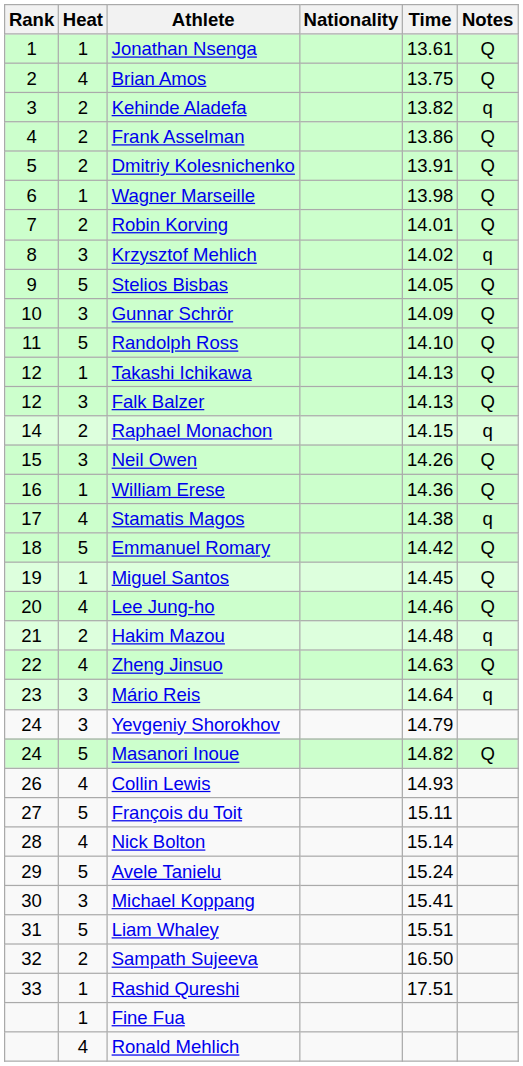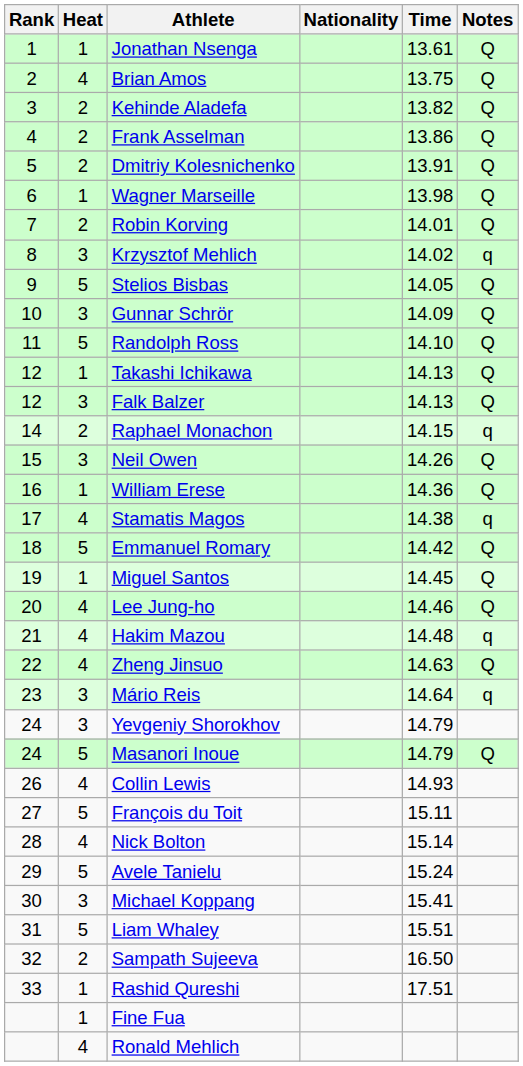(488, 108) q -> (488, 108) Q
(83, 636) 2 -> (83, 636) 4
(430, 753) 14.82 -> (430, 753) 14.79
